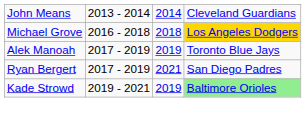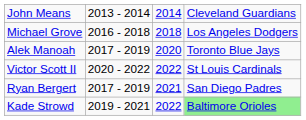(242, 32) gold background -> (242, 32) no background
(168, 50) 2019 -> (168, 50) 2020
+ row: (42, 69)
(168, 87) 2019 -> (168, 106) 2022
